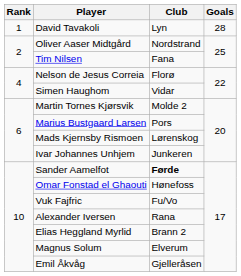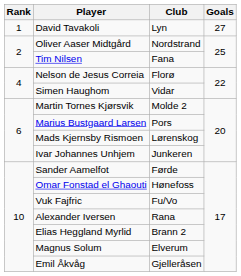(220, 28) 28 -> (220, 28) 27
(165, 169) bold -> (165, 169) normal
